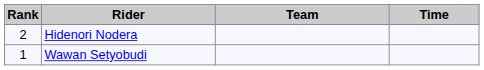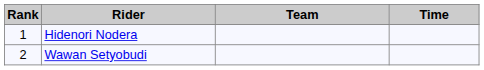(23, 35) 2 -> (23, 35) 1
(23, 55) 1 -> (23, 55) 2
